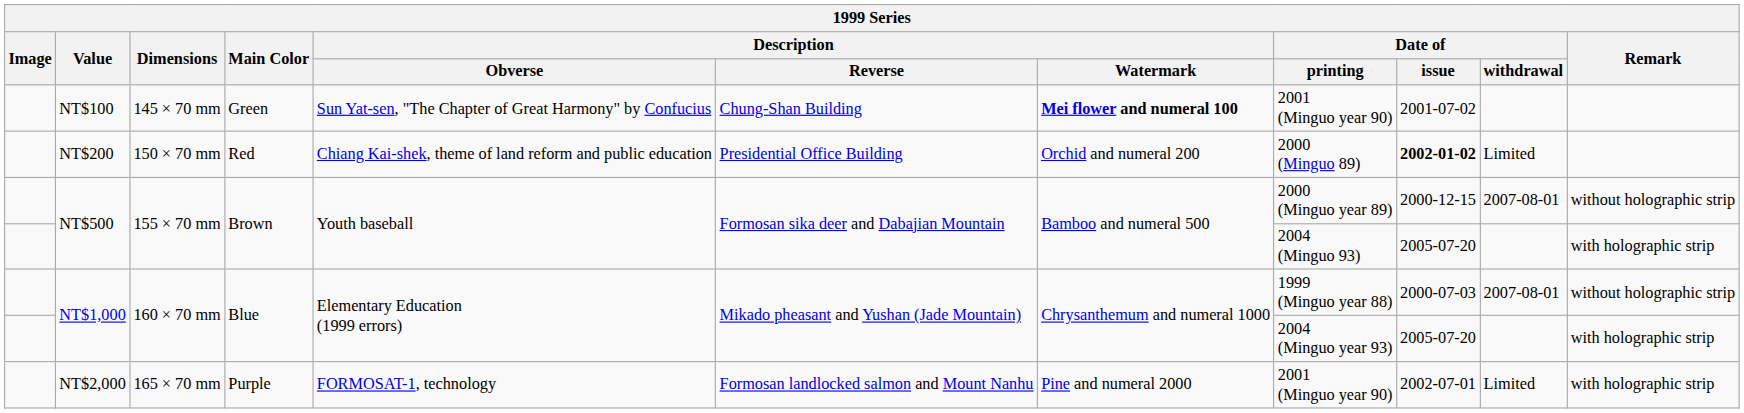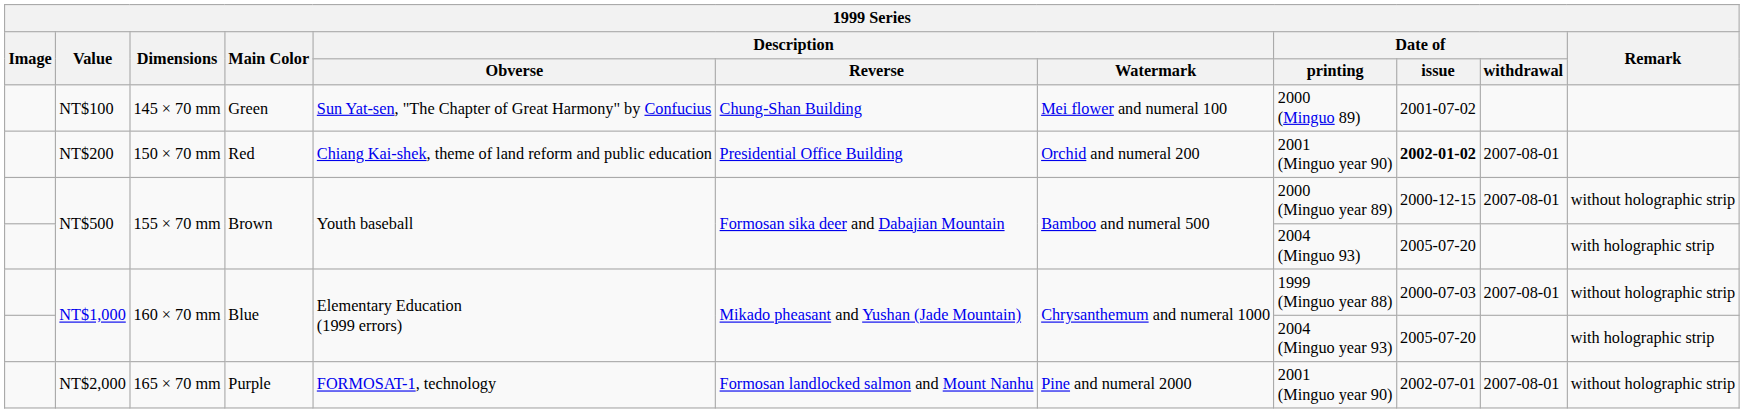(1139, 108) bold -> (1134, 108) normal
(1335, 108) 2001 (Minguo year 90) -> (1319, 108) 2000 (Minguo 89)
(1319, 154) 2000 (Minguo 89) -> (1335, 154) 2001 (Minguo year 90)
(1509, 154) Limited -> (1522, 154) 2007-08-01
(1509, 384) Limited -> (1522, 384) 2007-08-01
(1643, 384) with holographic strip -> (1653, 384) without holographic strip
